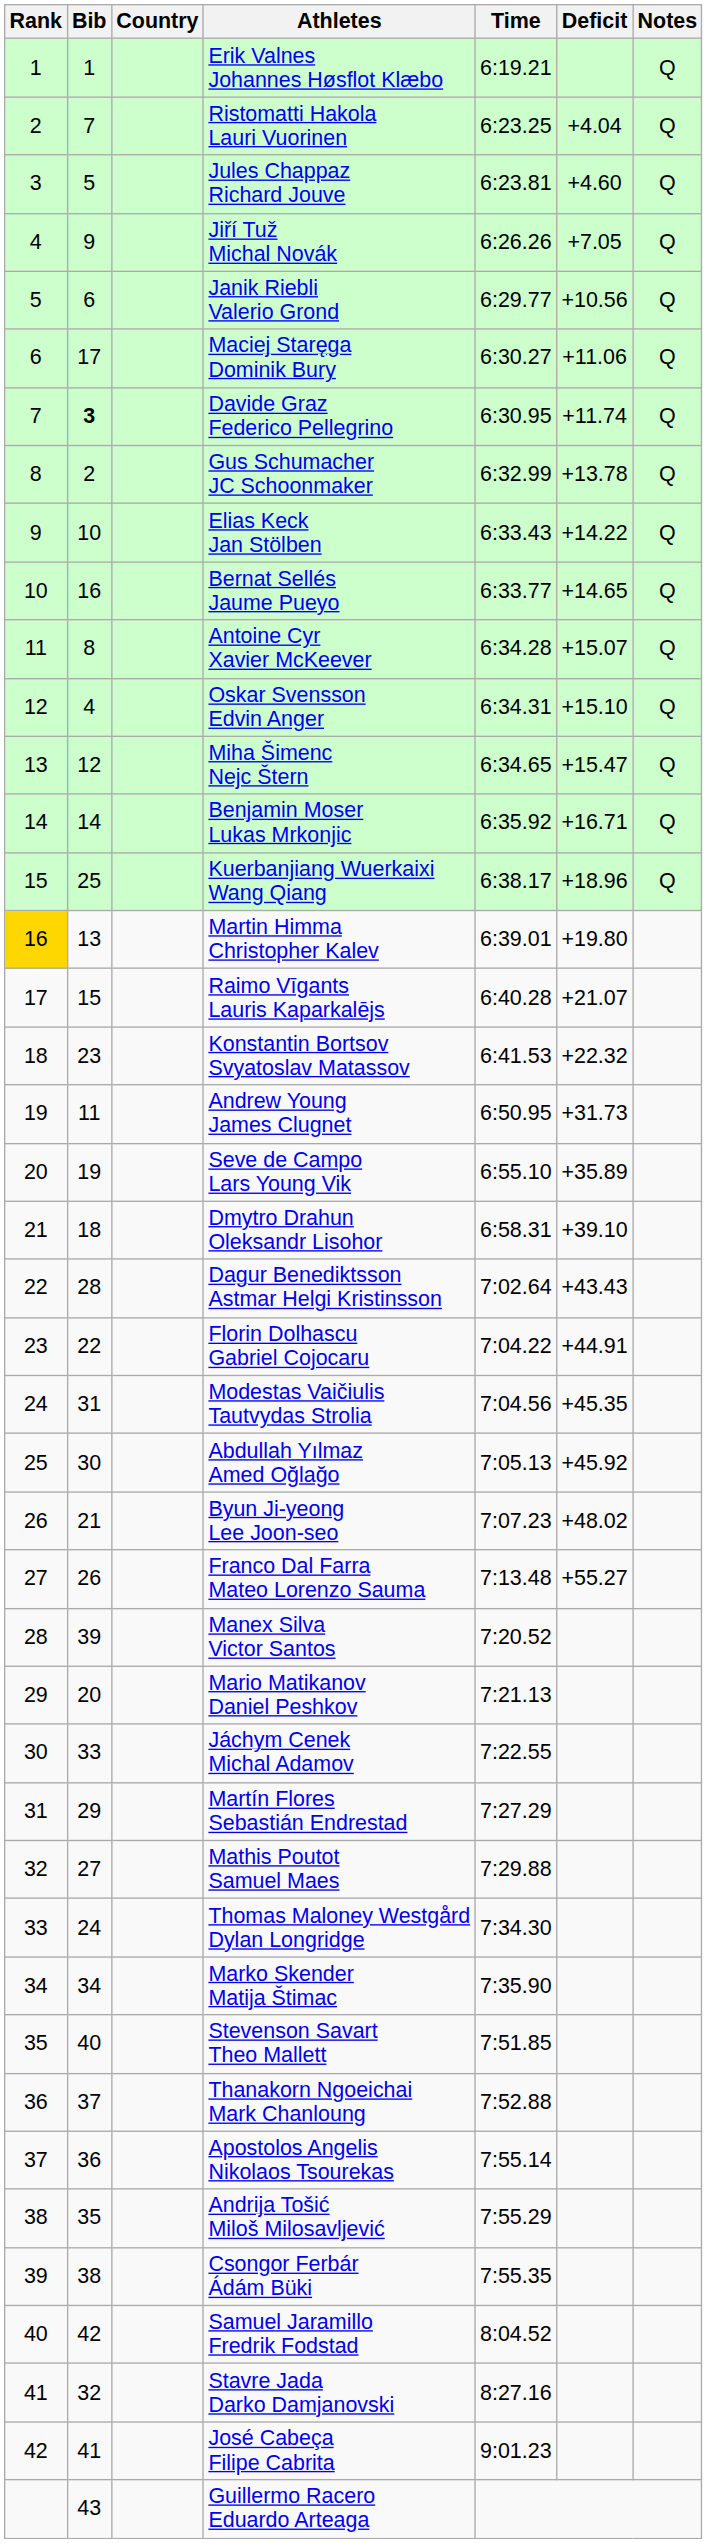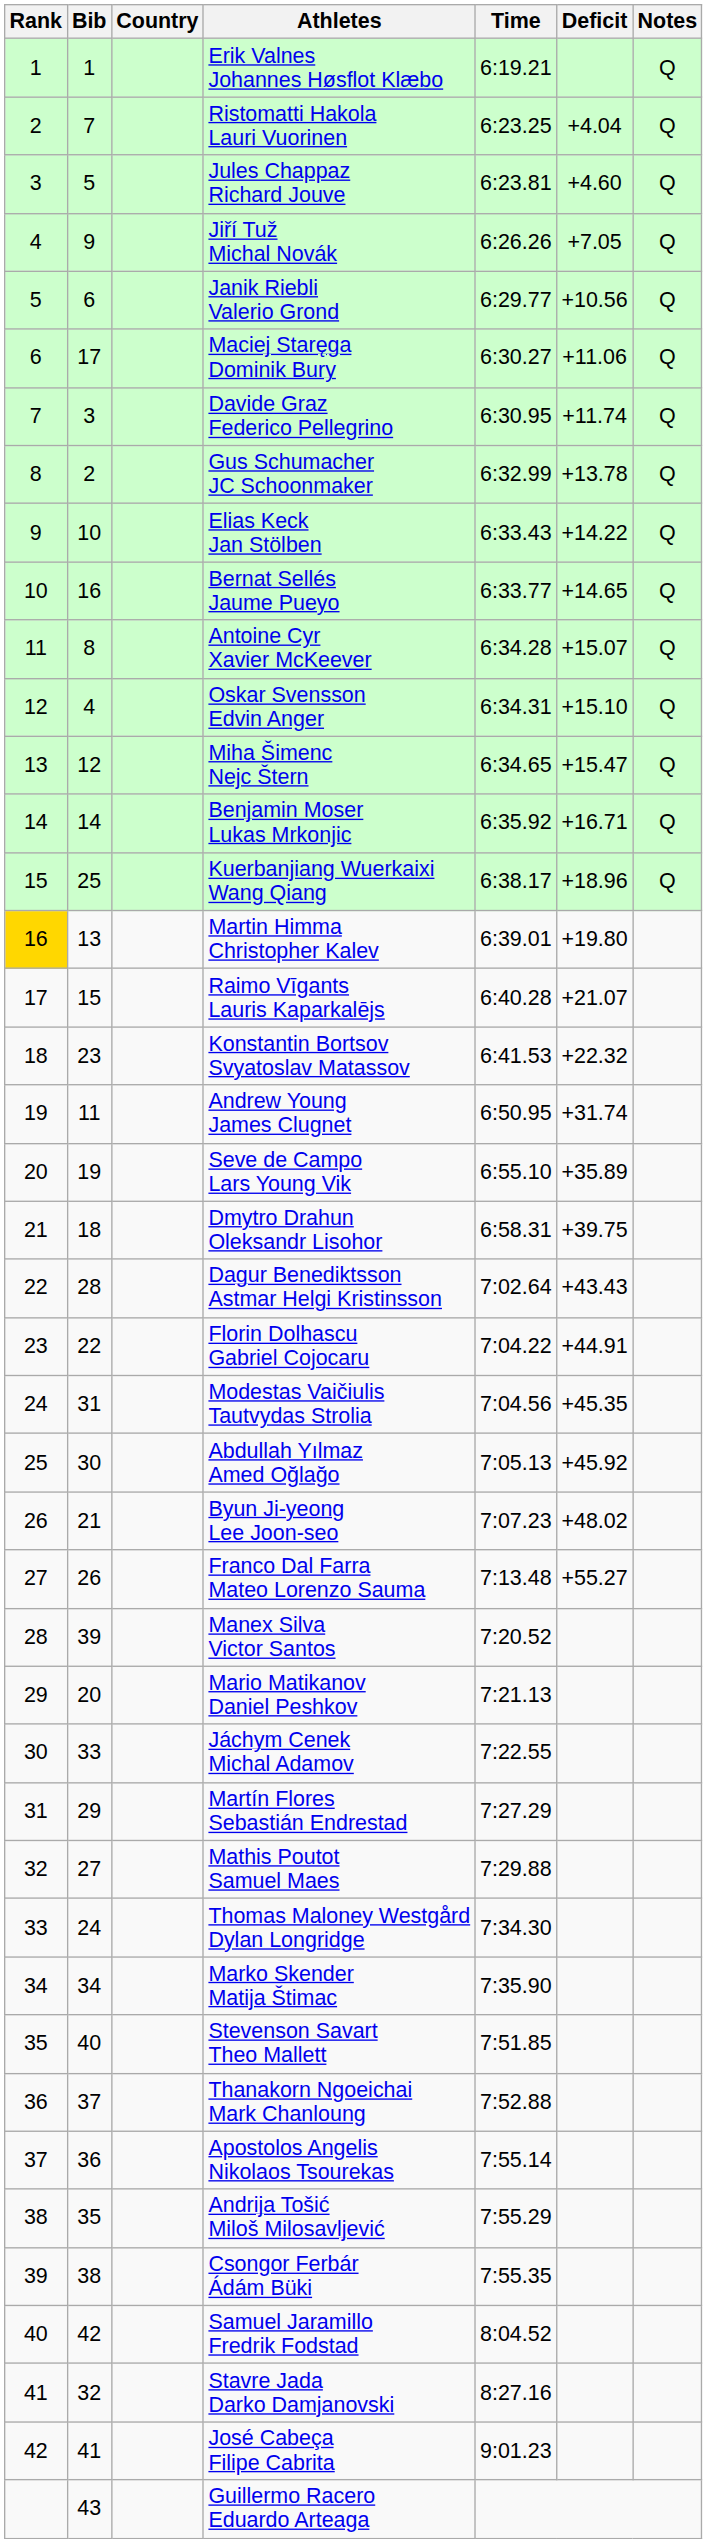(89, 416) bold -> (89, 416) normal
(595, 1113) +31.73 -> (595, 1113) +31.74
(595, 1230) +39.10 -> (595, 1230) +39.75
